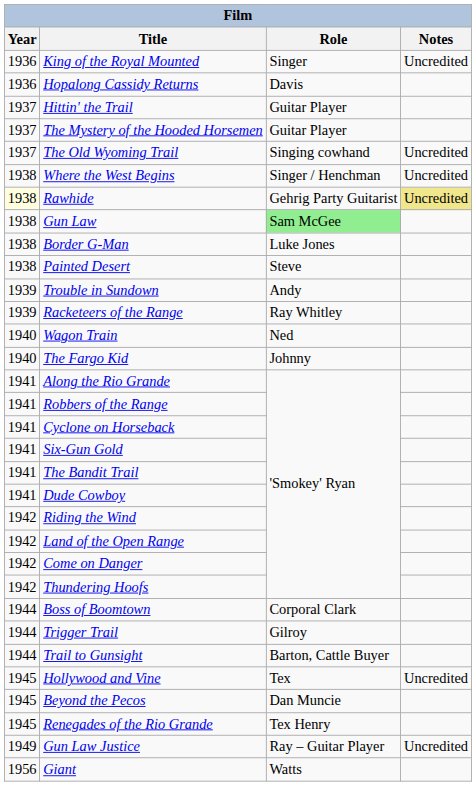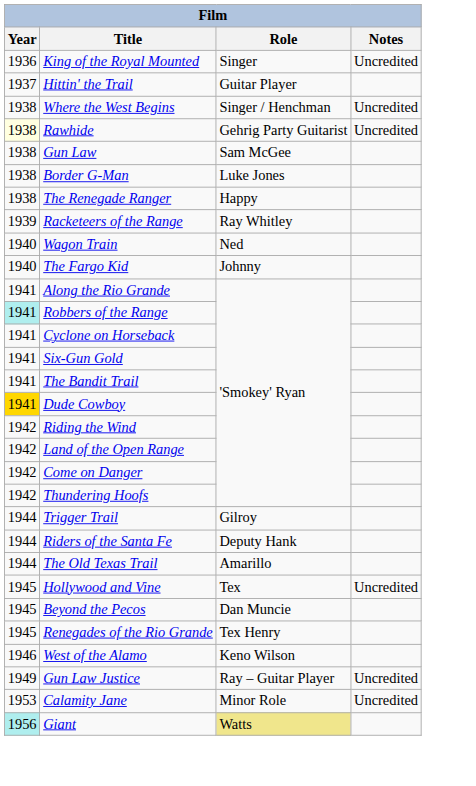- row: (121, 84)
- row: (153, 130)
- row: (111, 152)
(436, 198) khaki background -> (386, 130) no background
(305, 221) lightgreen background -> (255, 152) no background
- row: (87, 267)
+ row: (107, 198)
- row: (101, 289)
(22, 404) no background -> (22, 312) paleturquoise background
(22, 495) no background -> (22, 404) gold background
- row: (97, 609)
- row: (93, 655)
+ row: (108, 541)
+ row: (100, 564)
+ row: (95, 655)
+ row: (85, 701)
(22, 769) no background -> (22, 723) paleturquoise background
(286, 769) no background -> (236, 723) khaki background
